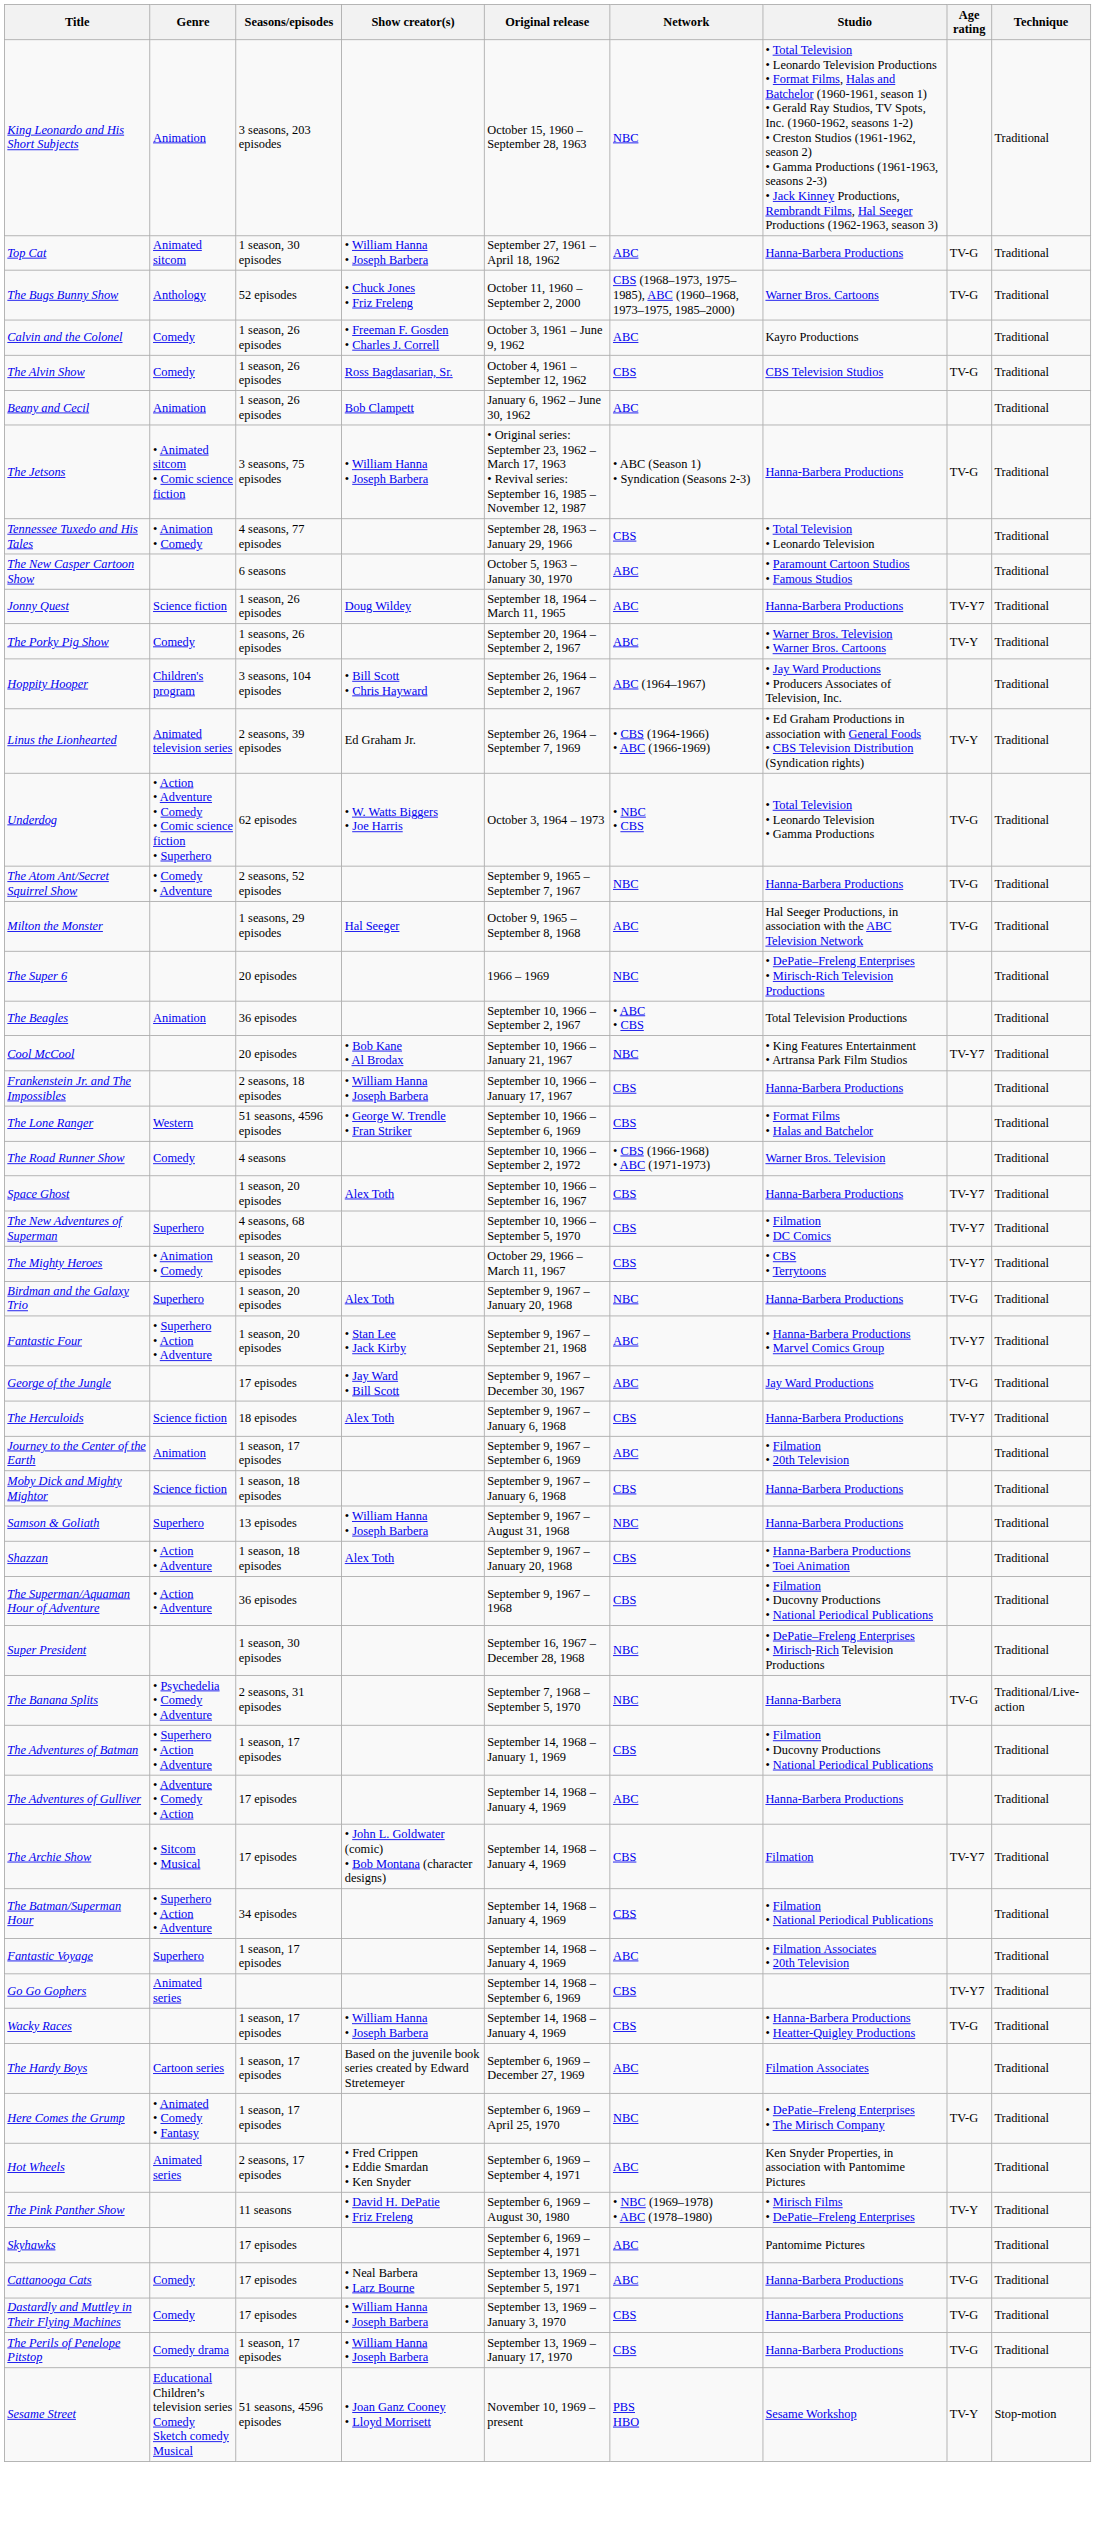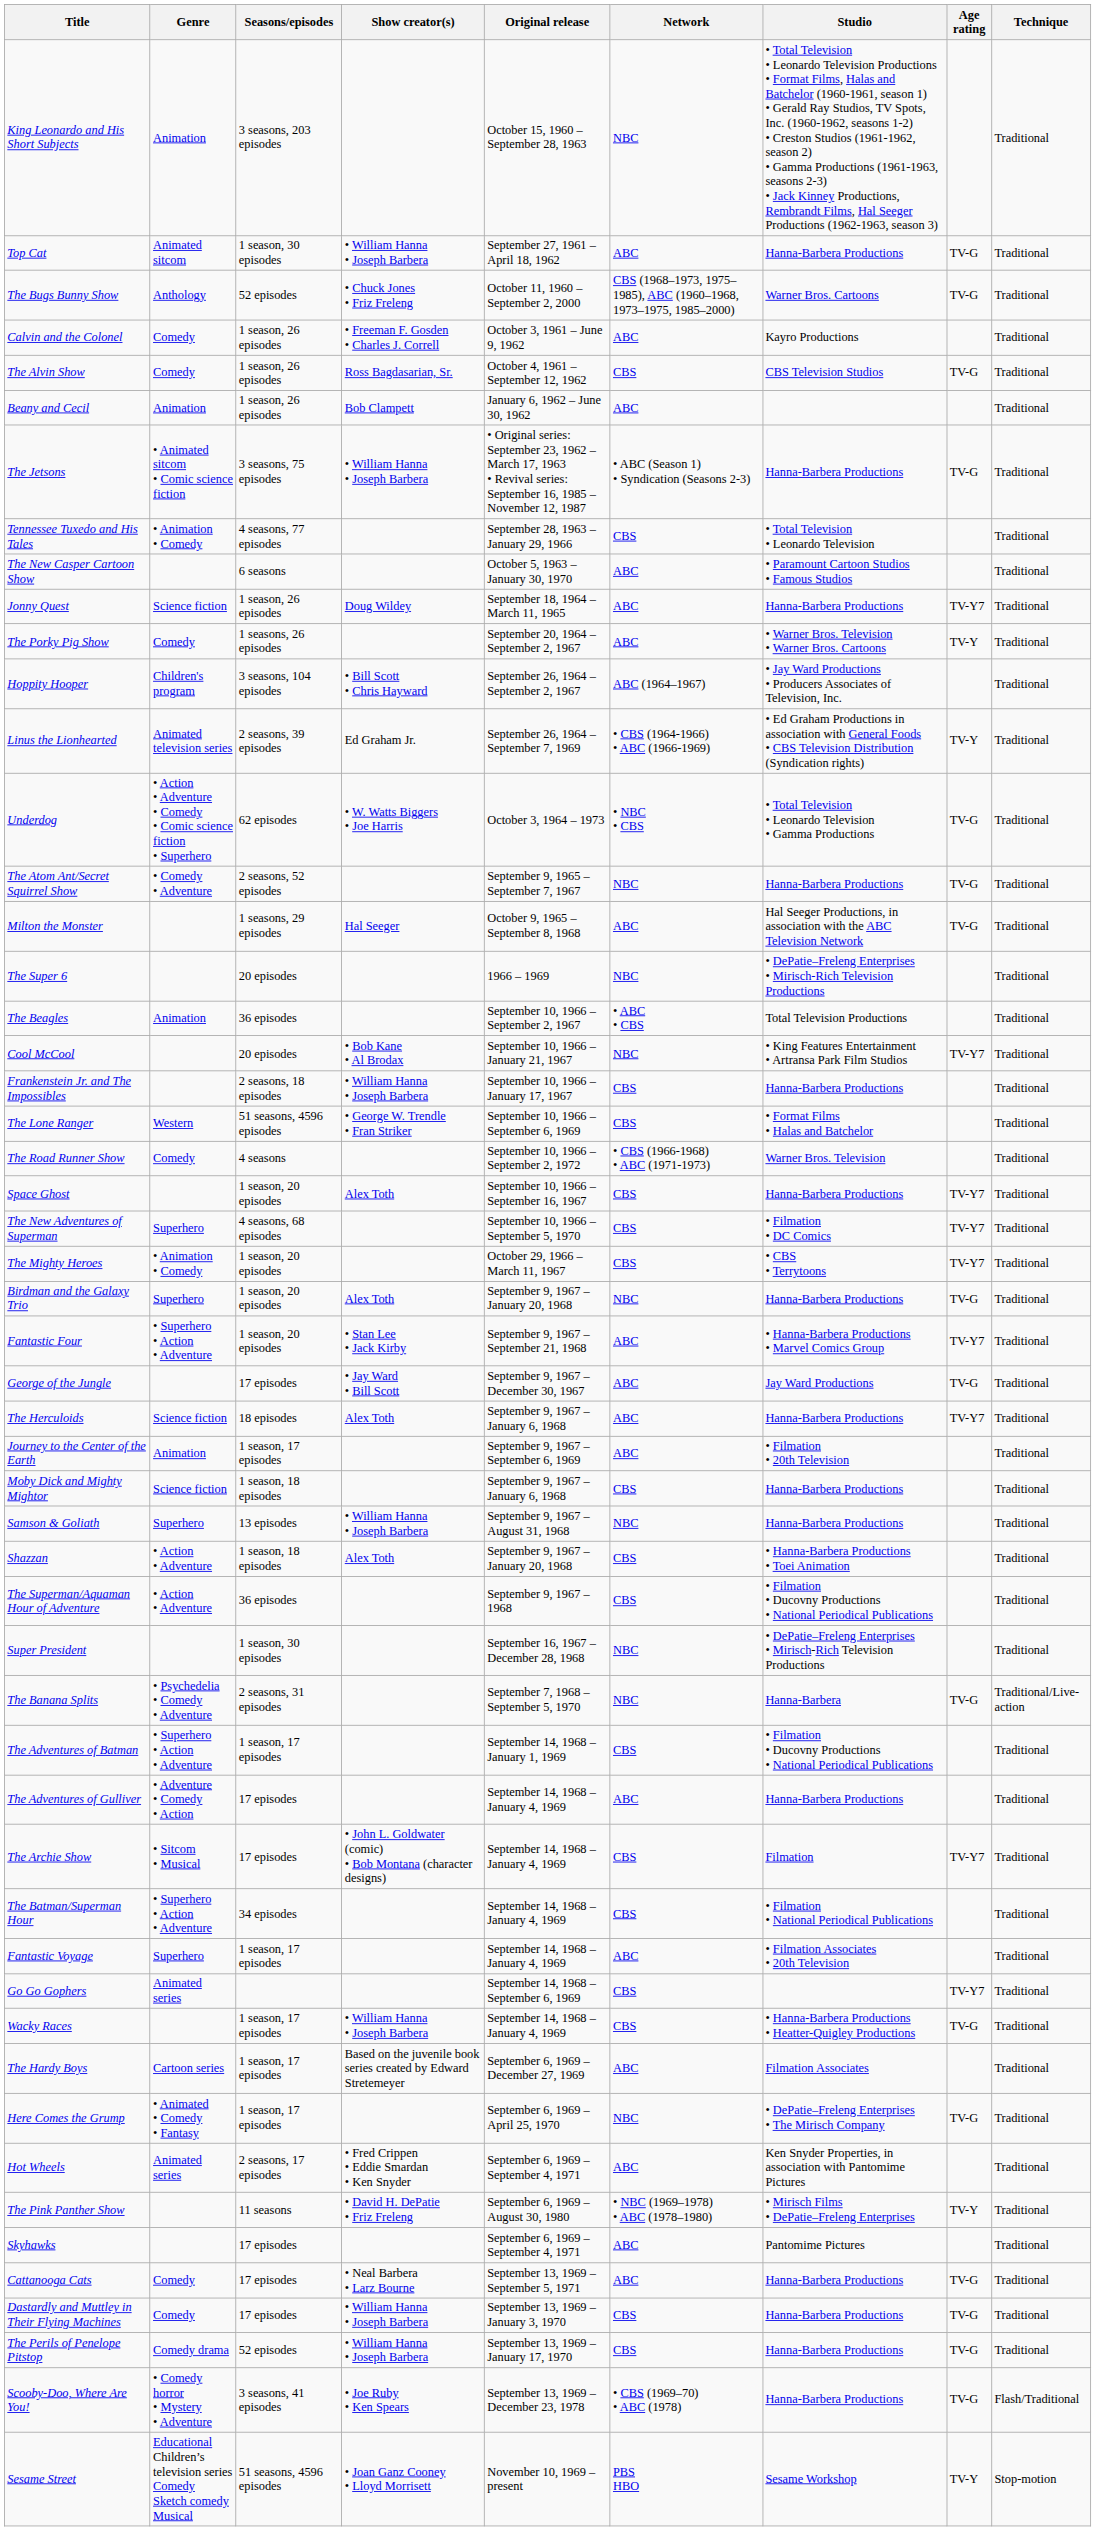(625, 1418) CBS -> (626, 1418) ABC
(269, 2350) 1 season, 17 episodes -> (268, 2350) 52 episodes
+ row: (67, 2400)
